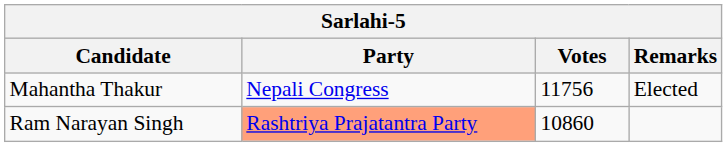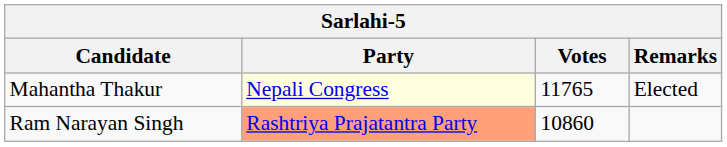(317, 89) no background -> (317, 89) lightyellow background
(567, 89) 11756 -> (567, 89) 11765
